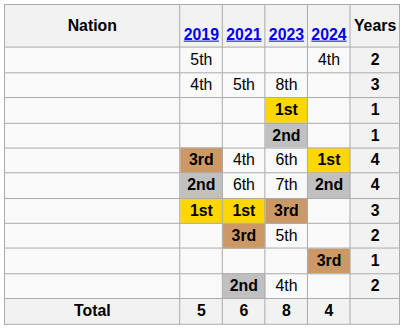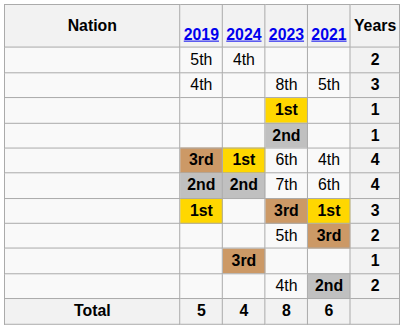columns swapped: (244, 34) <-> (329, 34)
